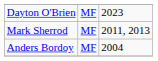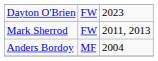(88, 13) MF -> (89, 13) FW
(88, 30) MF -> (89, 30) FW
